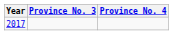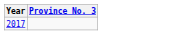- column: (133, 11)
